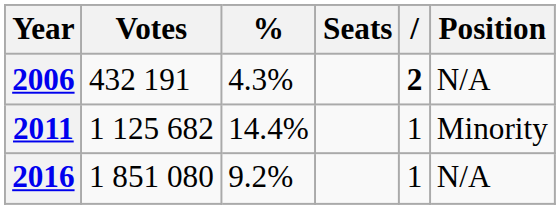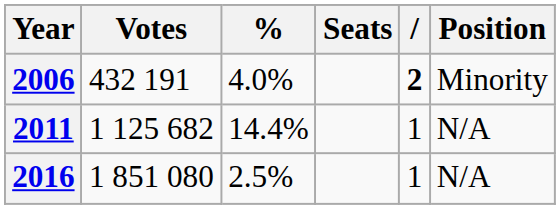(261, 78) 4.3% -> (261, 78) 4.0%
(464, 78) N/A -> (492, 78) Minority
(492, 128) Minority -> (464, 128) N/A
(261, 177) 9.2% -> (261, 177) 2.5%
